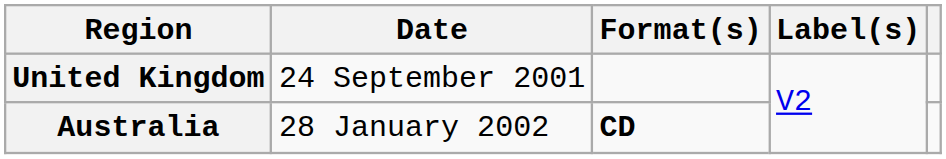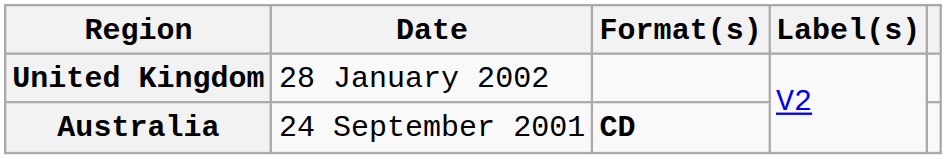(432, 79) 24 September 2001 -> (414, 79) 28 January 2002
(414, 128) 28 January 2002 -> (432, 128) 24 September 2001
